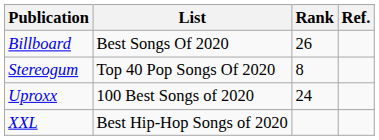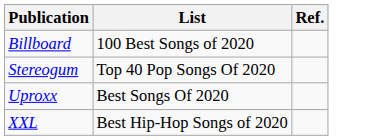- column: (315, 17)
(163, 43) Best Songs Of 2020 -> (175, 43) 100 Best Songs of 2020
(175, 95) 100 Best Songs of 2020 -> (163, 95) Best Songs Of 2020
